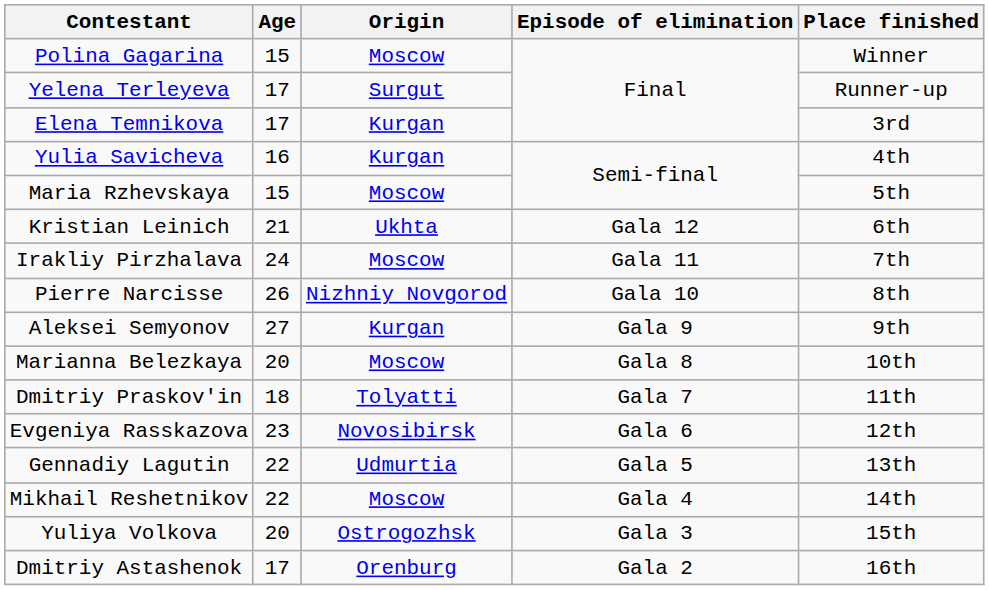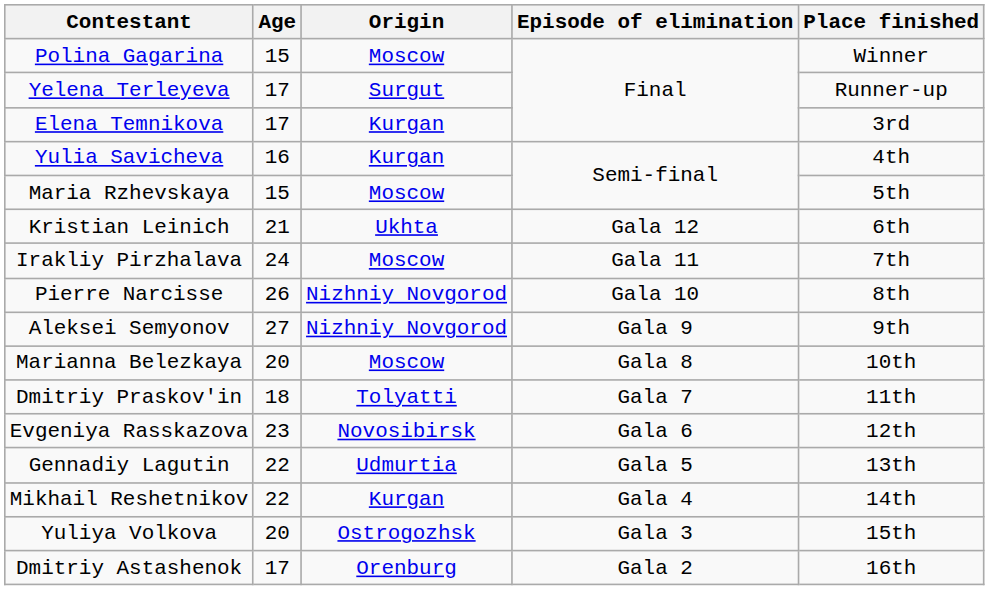(407, 329) Kurgan -> (407, 329) Nizhniy Novgorod
(407, 499) Moscow -> (407, 499) Kurgan
